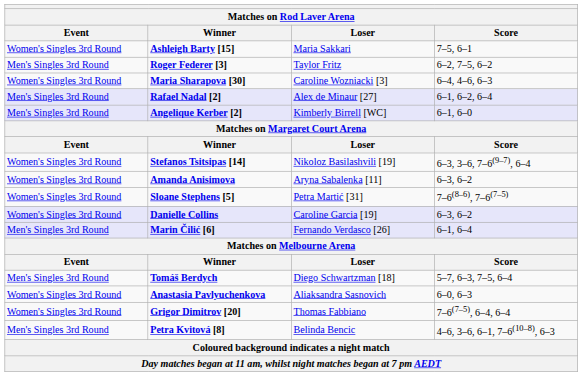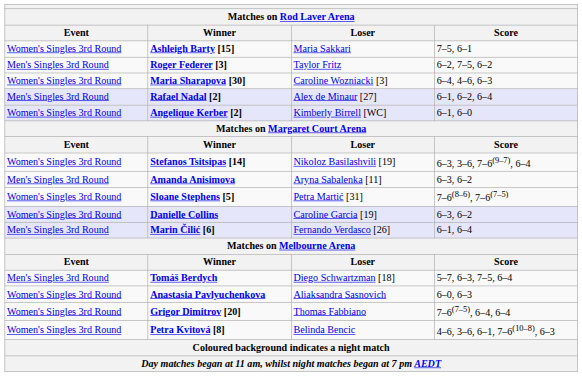(58, 113) Men's Singles 3rd Round -> (64, 113) Women's Singles 3rd Round
(64, 179) Women's Singles 3rd Round -> (58, 179) Men's Singles 3rd Round
(58, 330) Men's Singles 3rd Round -> (64, 330) Women's Singles 3rd Round
